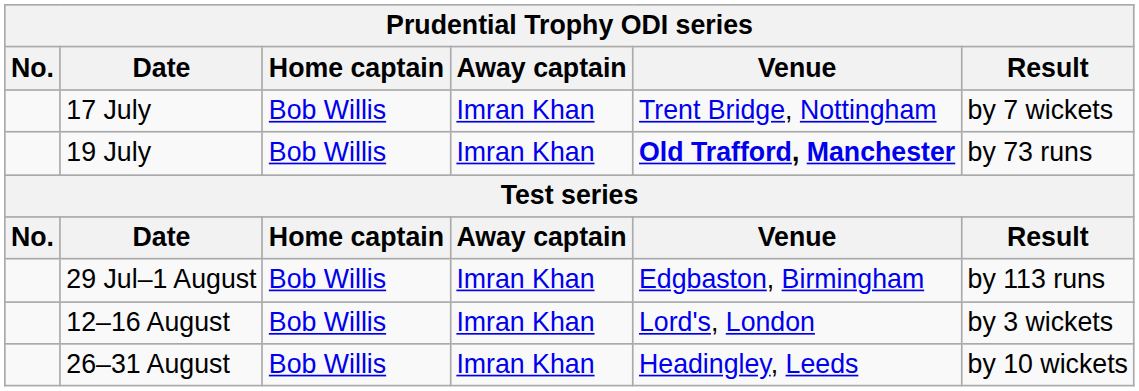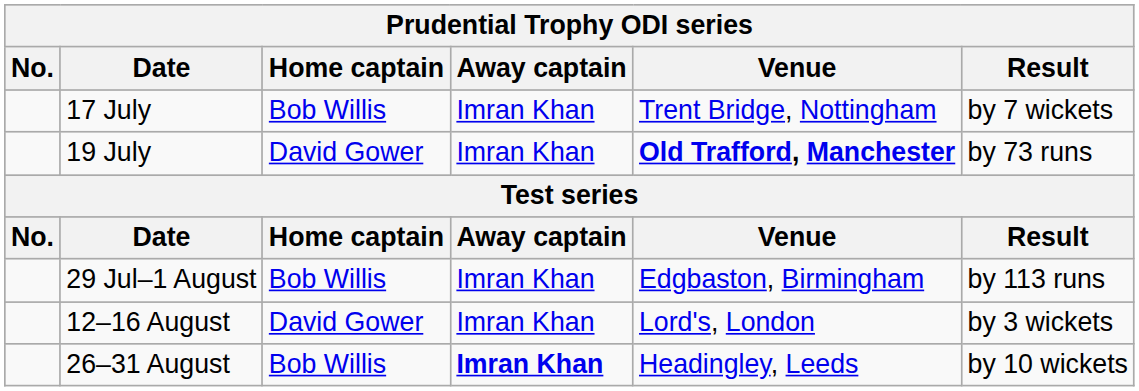(327, 152) Bob Willis -> (346, 152) David Gower
(327, 322) Bob Willis -> (346, 322) David Gower
(525, 364) normal -> (530, 364) bold
